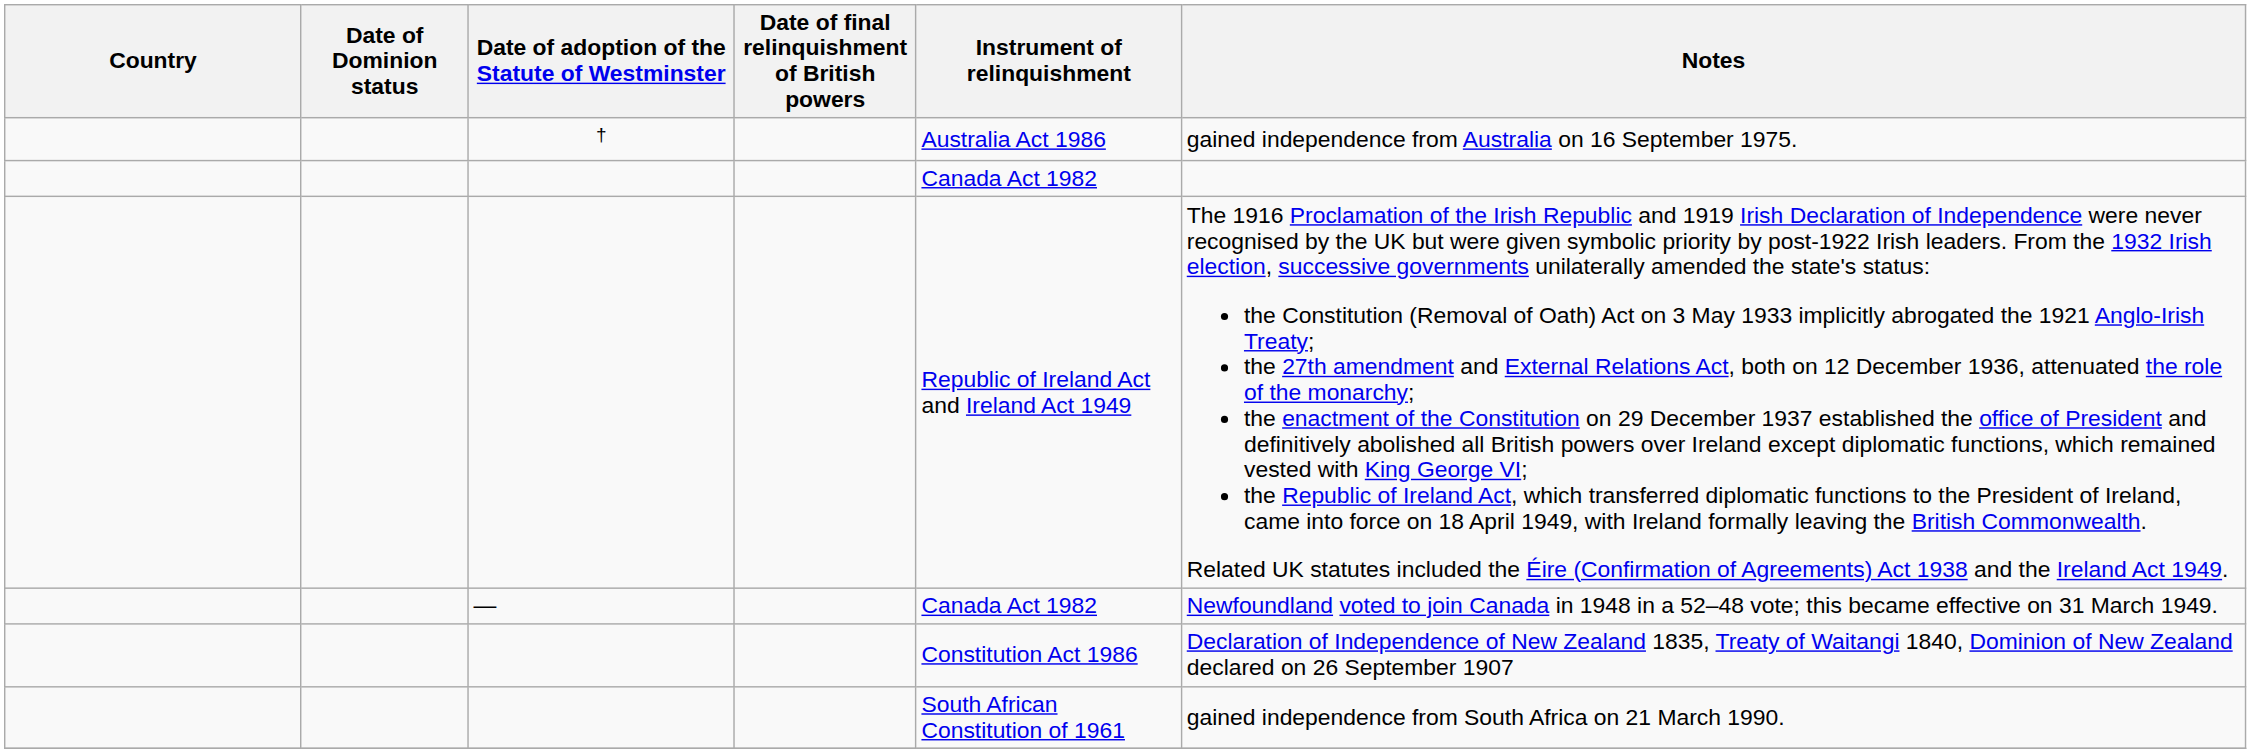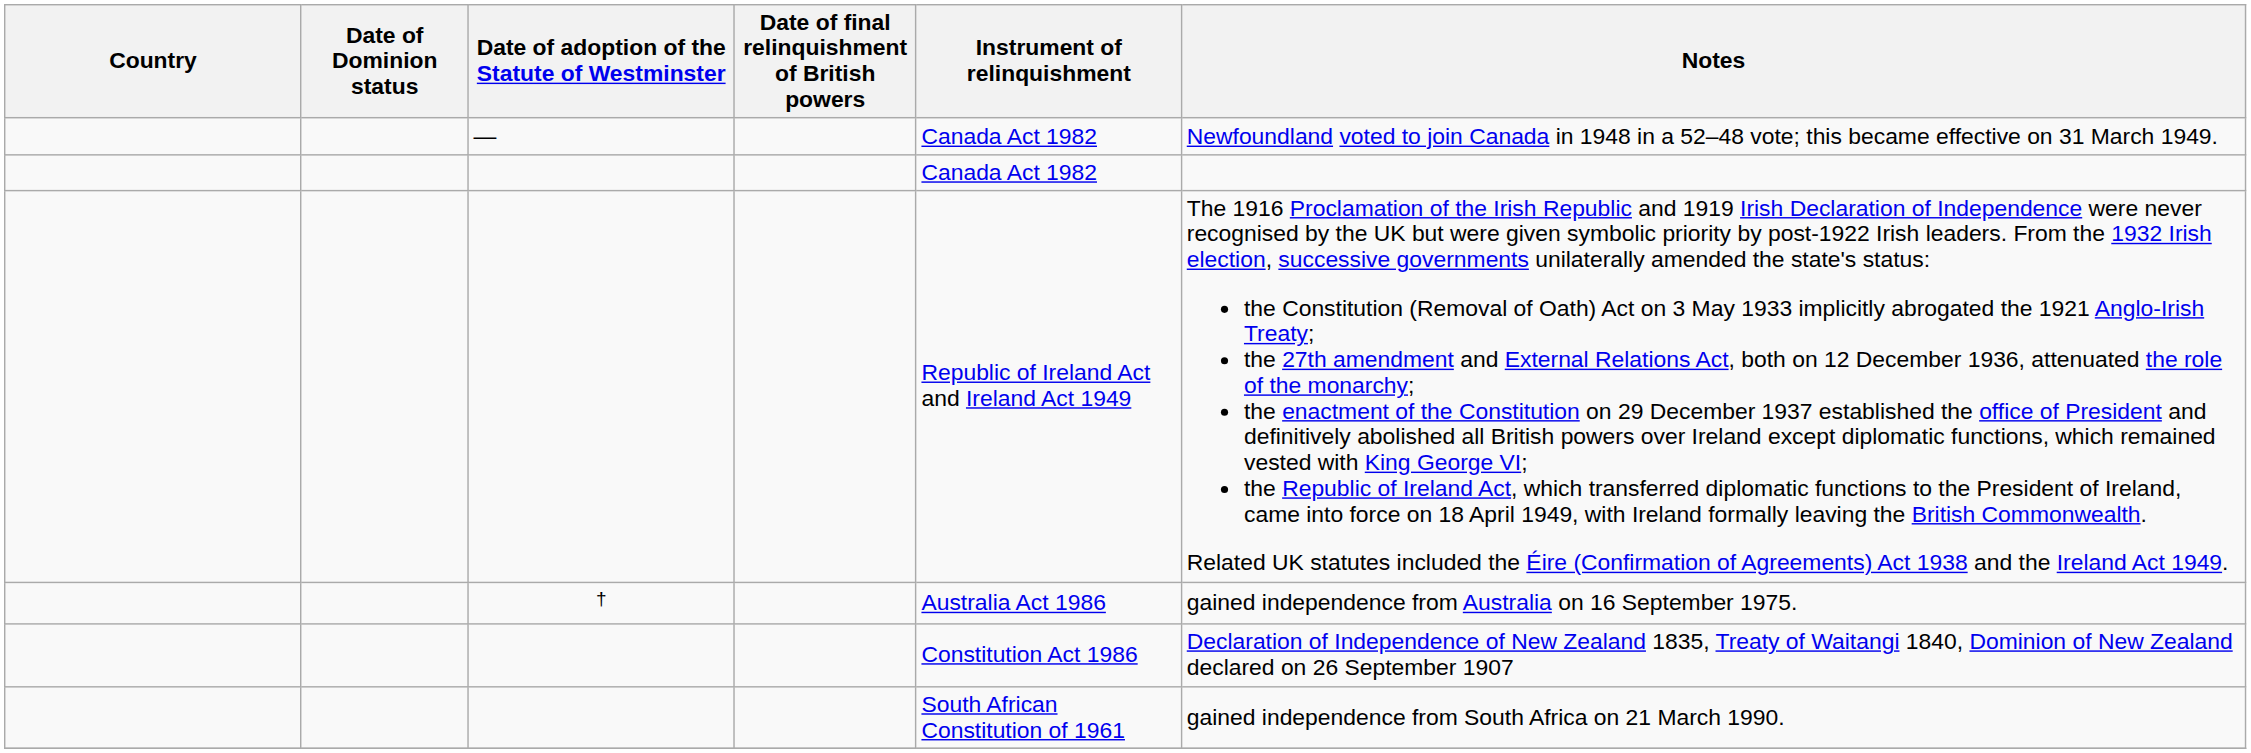rows swapped: (153, 139) <-> (153, 606)
